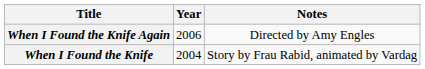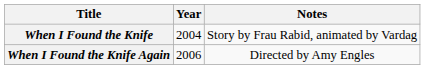rows swapped: (89, 54) <-> (89, 34)
